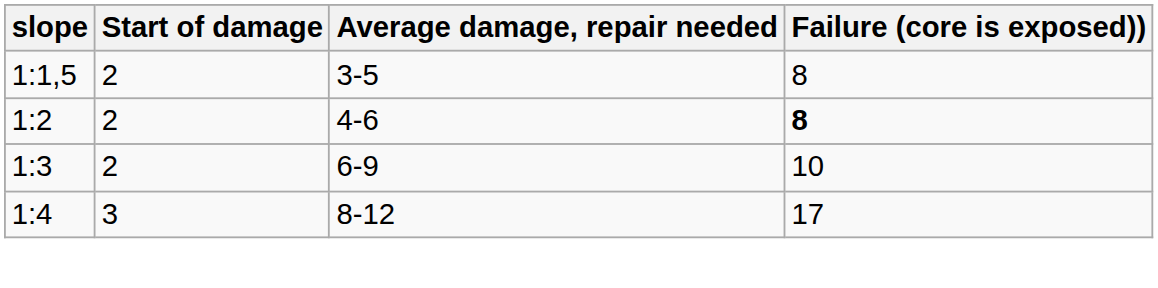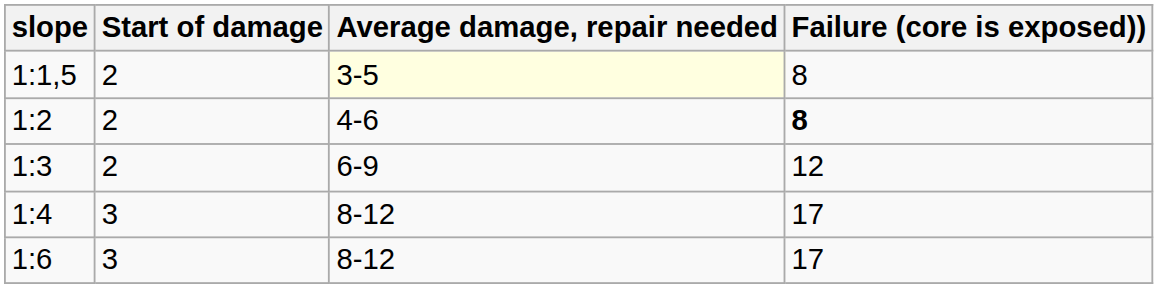(358, 74) no background -> (358, 74) lightyellow background
(808, 167) 10 -> (808, 167) 12
+ row: (32, 259)
